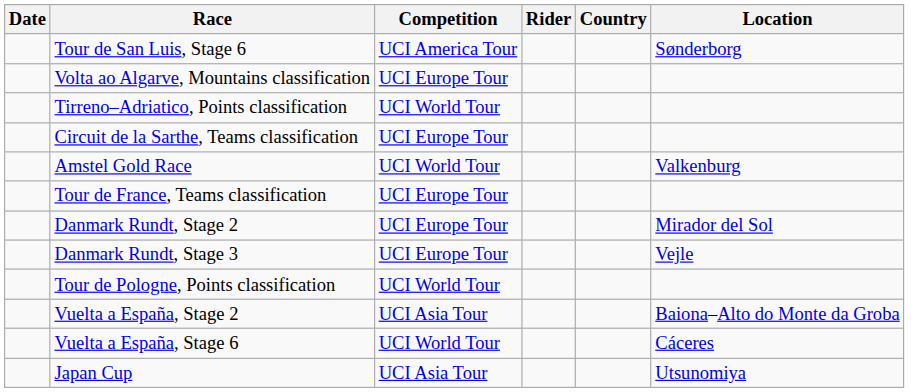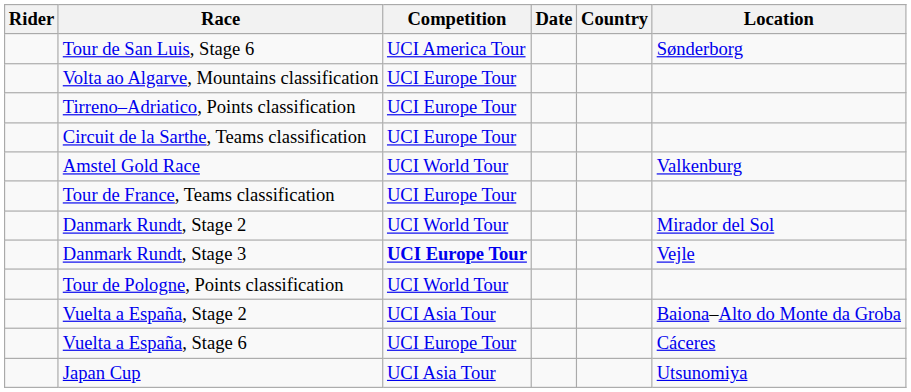columns swapped: (27, 19) <-> (549, 19)
(439, 107) UCI World Tour -> (452, 107) UCI Europe Tour
(443, 225) UCI Europe Tour -> (448, 225) UCI World Tour
(443, 254) normal -> (457, 254) bold
(439, 343) UCI World Tour -> (452, 343) UCI Europe Tour
